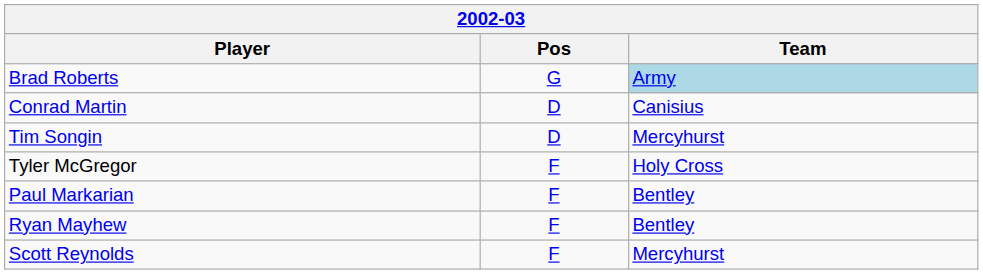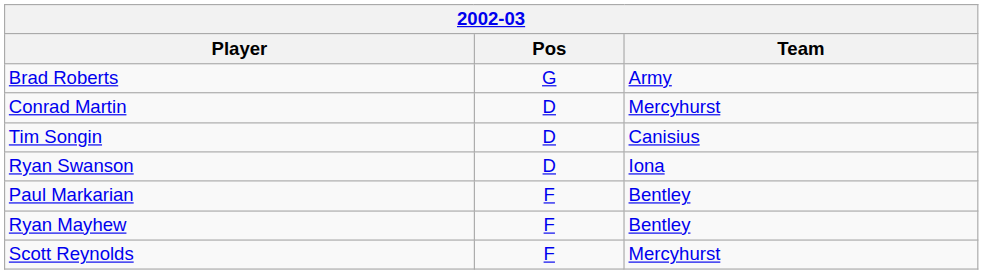(654, 78) lightblue background -> (650, 78) no background
(668, 107) Canisius -> (674, 107) Mercyhurst
(678, 136) Mercyhurst -> (664, 136) Canisius
+ row: (71, 166)
- row: (73, 166)
